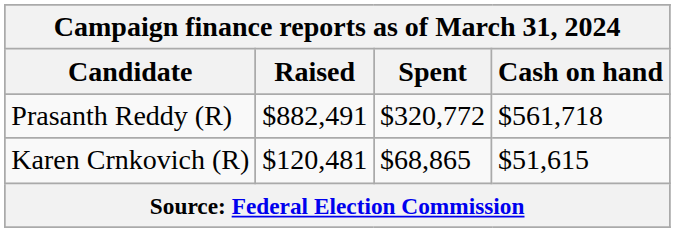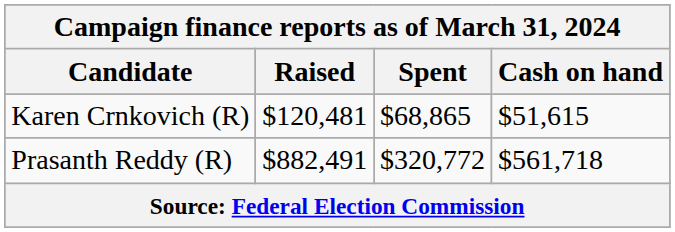rows swapped: (130, 159) <-> (122, 115)
